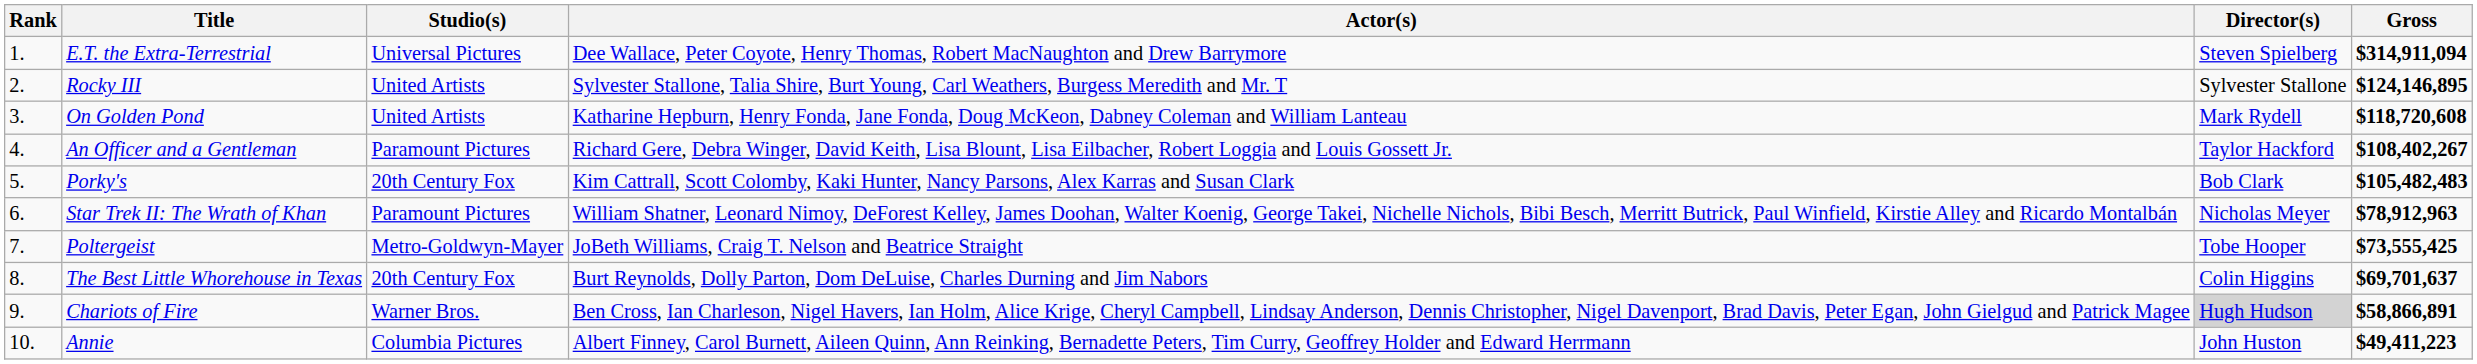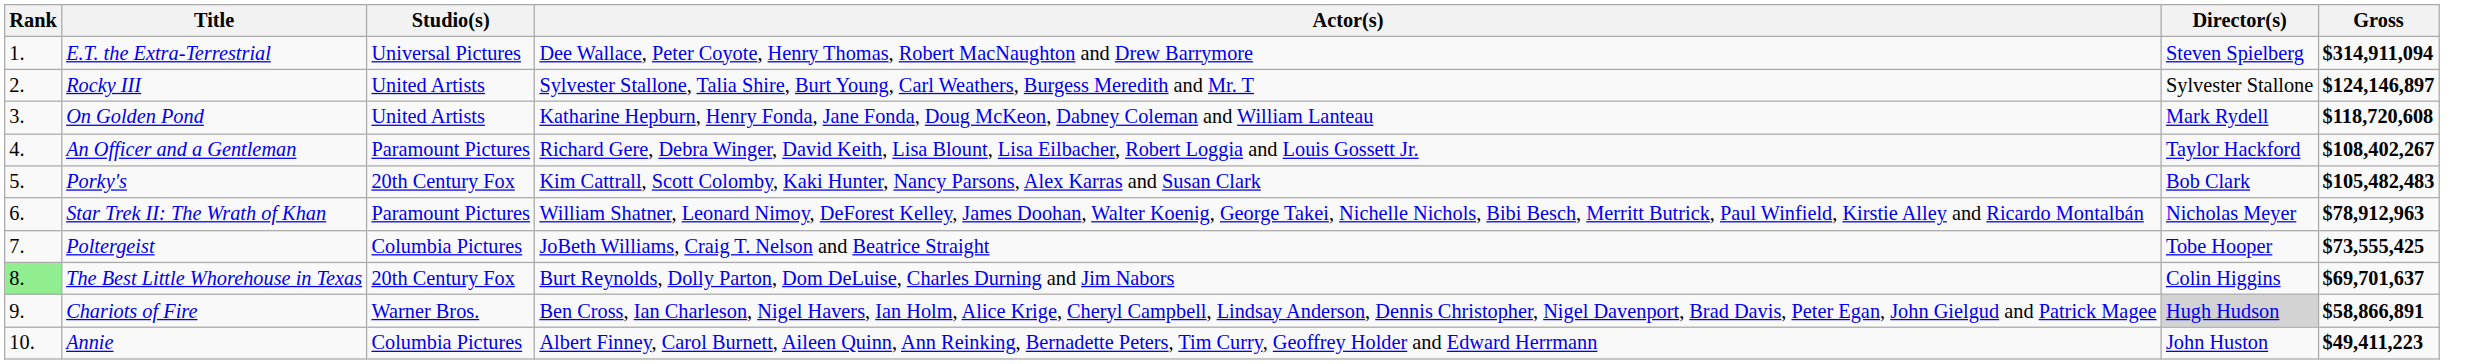(2412, 85) $124,146,895 -> (2379, 85) $124,146,897
(467, 246) Metro-Goldwyn-Mayer -> (447, 246) Columbia Pictures
(17, 278) no background -> (17, 278) lightgreen background
